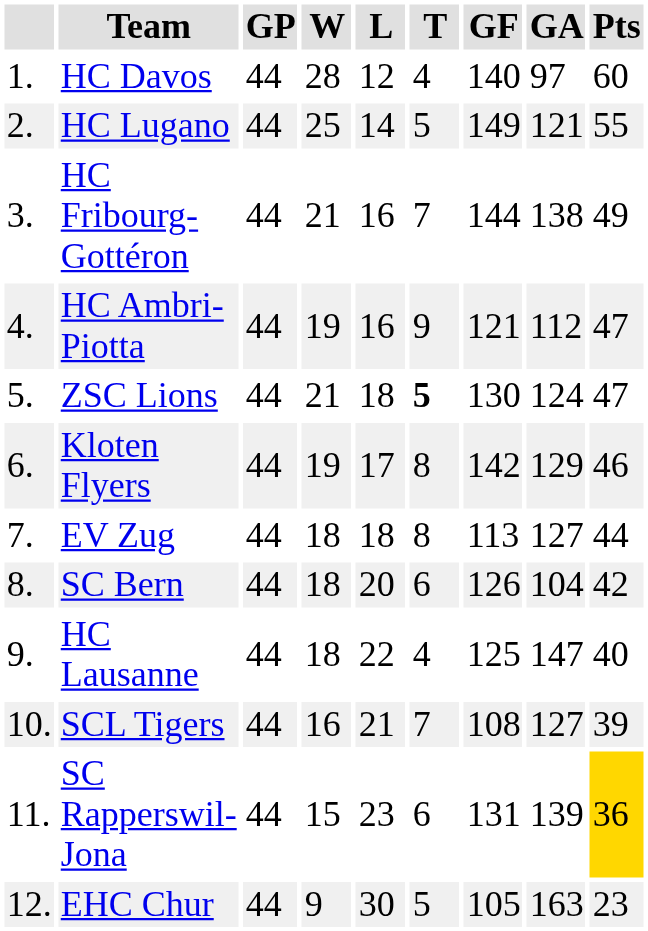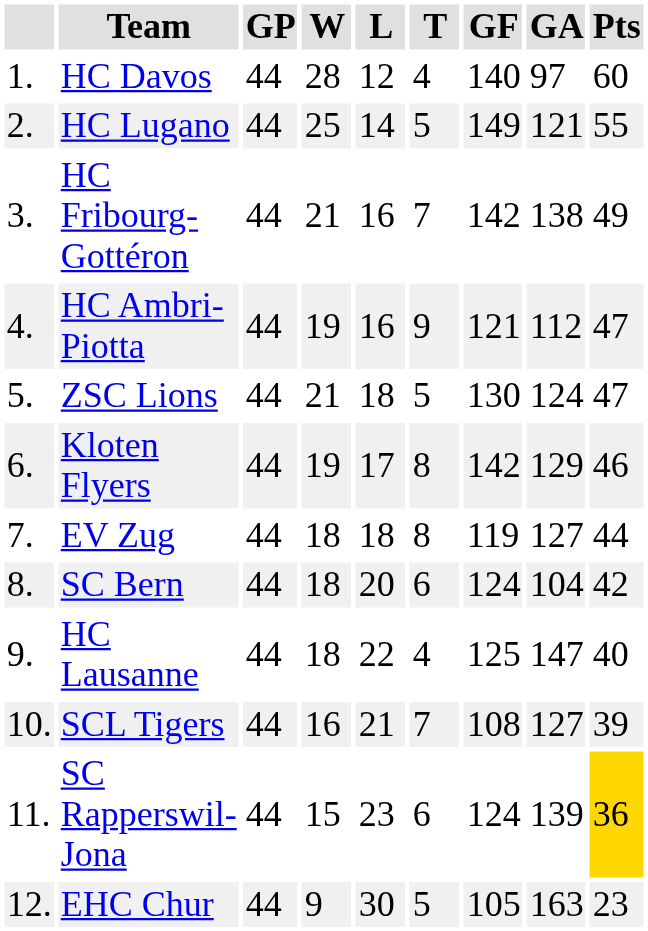(494, 215) 144 -> (494, 215) 142
(422, 395) bold -> (422, 395) normal
(493, 534) 113 -> (493, 534) 119
(494, 584) 126 -> (494, 584) 124
(494, 813) 131 -> (494, 813) 124
